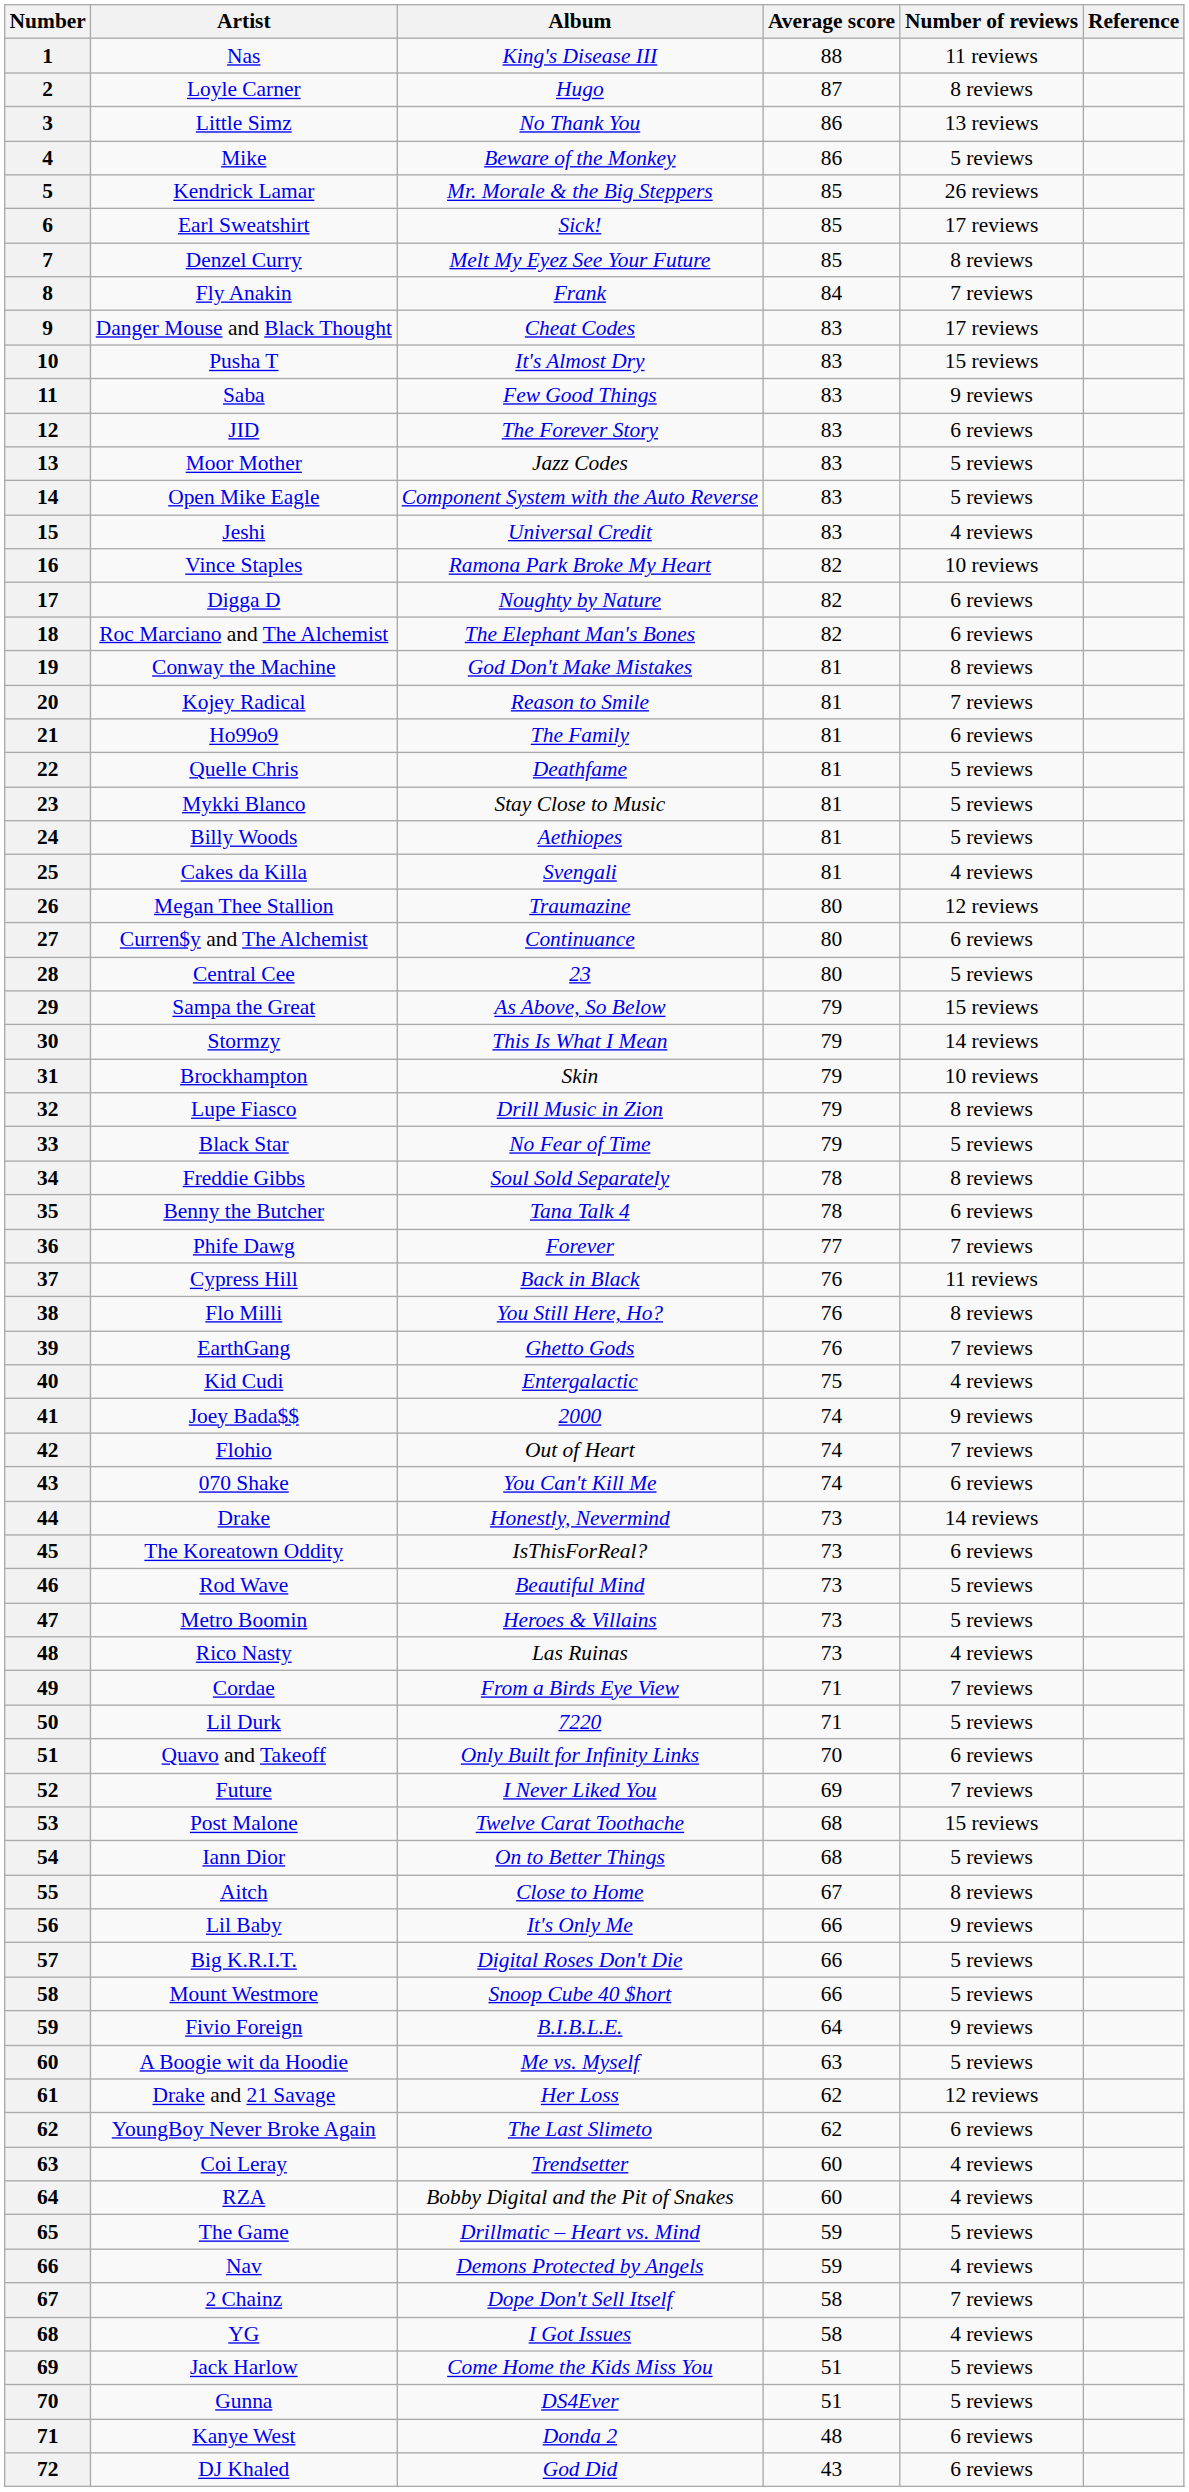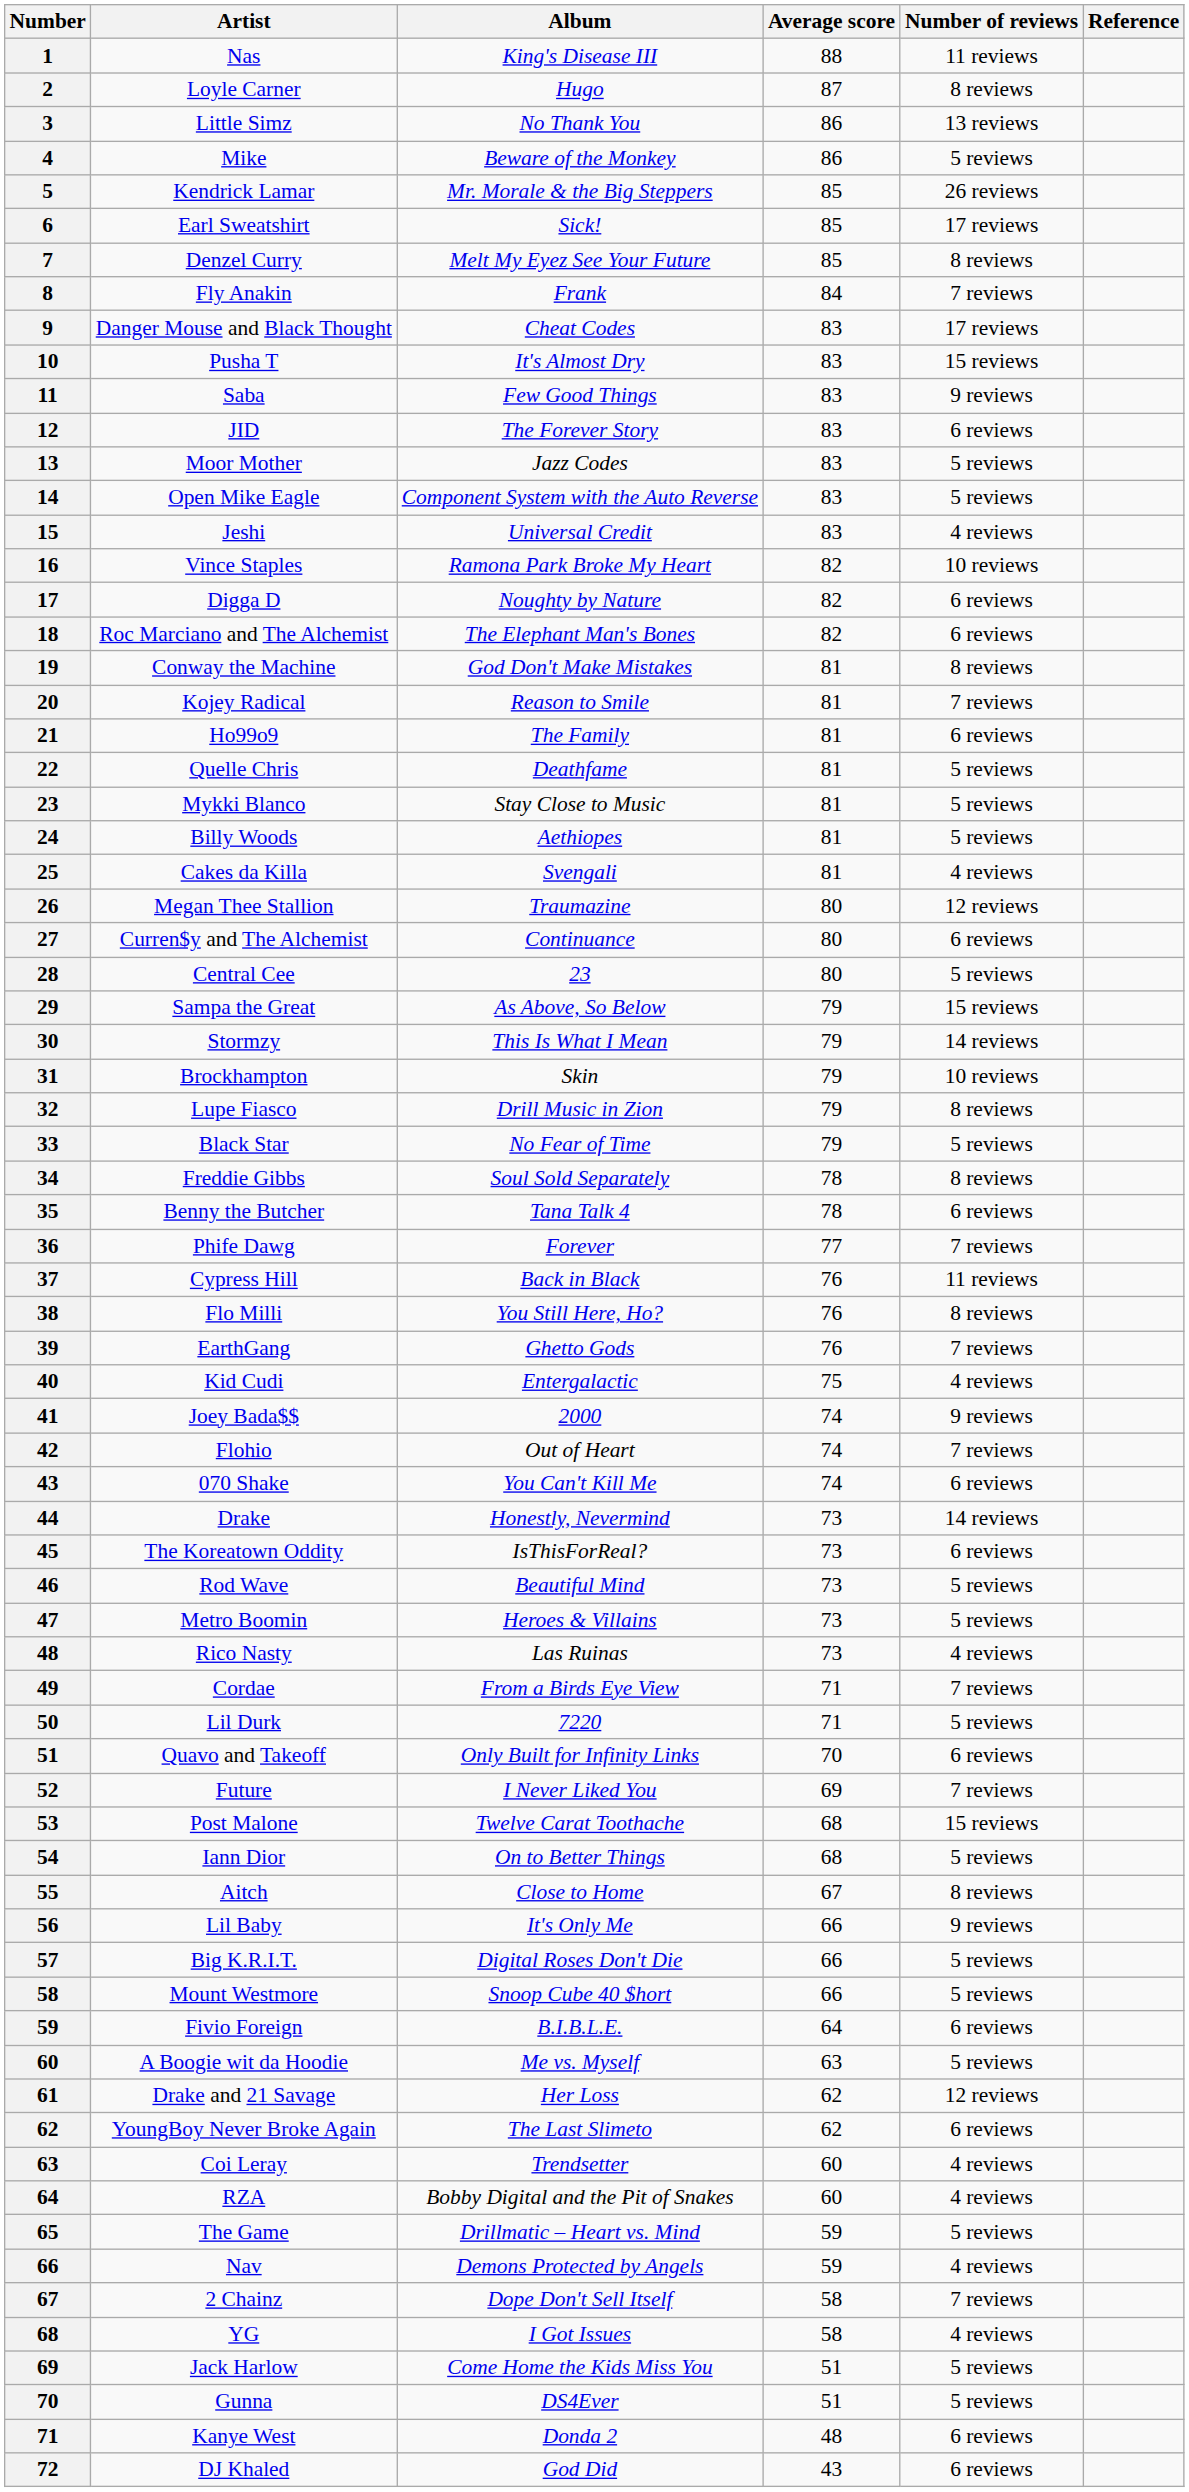(992, 2027) 9 reviews -> (992, 2027) 6 reviews
